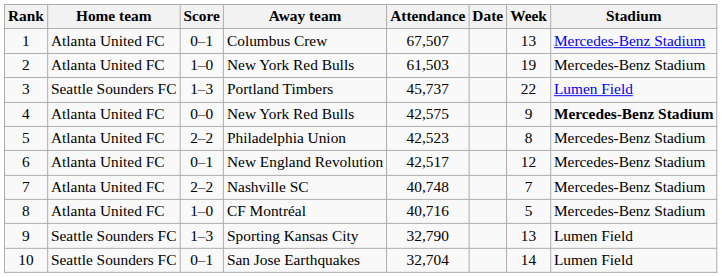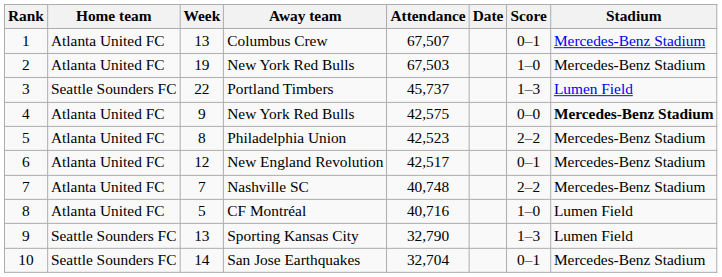columns swapped: (202, 16) <-> (528, 16)
(428, 65) 61,503 -> (428, 65) 67,503
(630, 211) Mercedes-Benz Stadium -> (593, 211) Lumen Field
(593, 260) Lumen Field -> (630, 260) Mercedes-Benz Stadium
